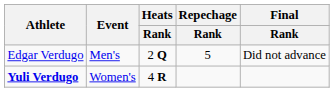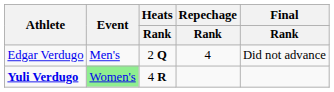(208, 56) 5 -> (208, 56) 4
(113, 76) no background -> (113, 76) lightgreen background
